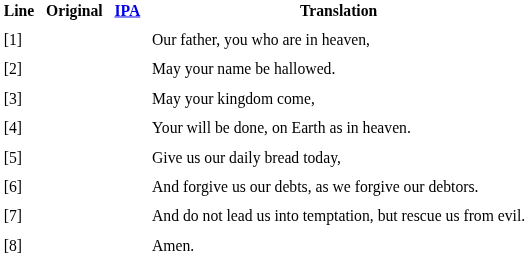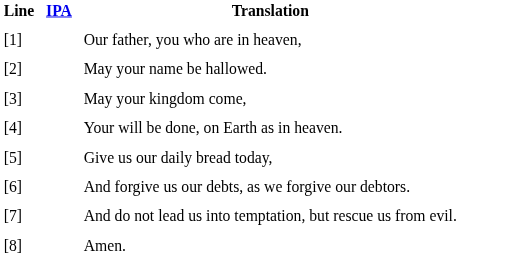- column: (74, 10)
